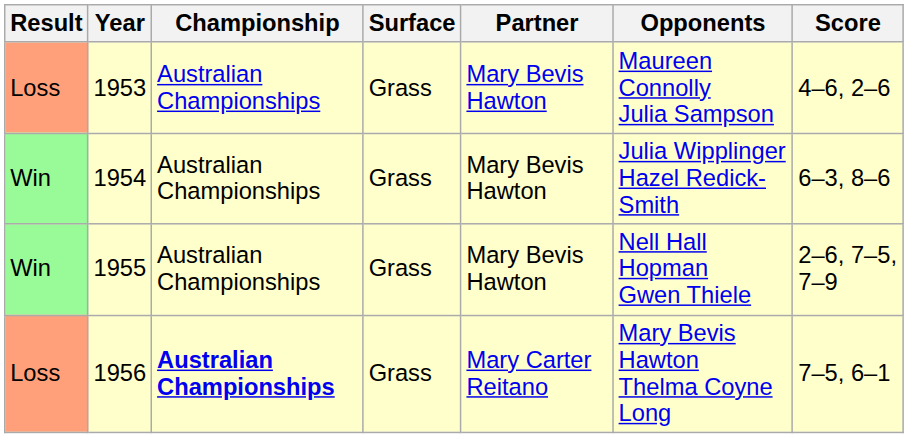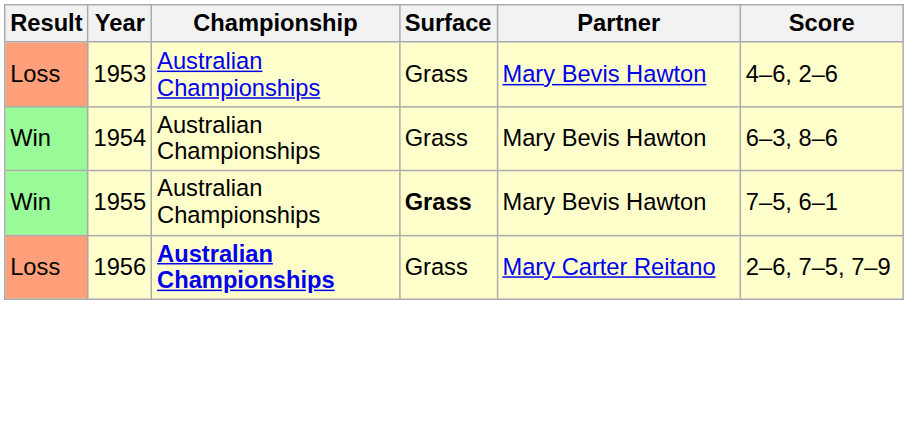- column: (703, 23)
(400, 269) normal -> (438, 202) bold
(848, 269) 2–6, 7–5, 7–9 -> (792, 202) 7–5, 6–1
(844, 373) 7–5, 6–1 -> (818, 266) 2–6, 7–5, 7–9
